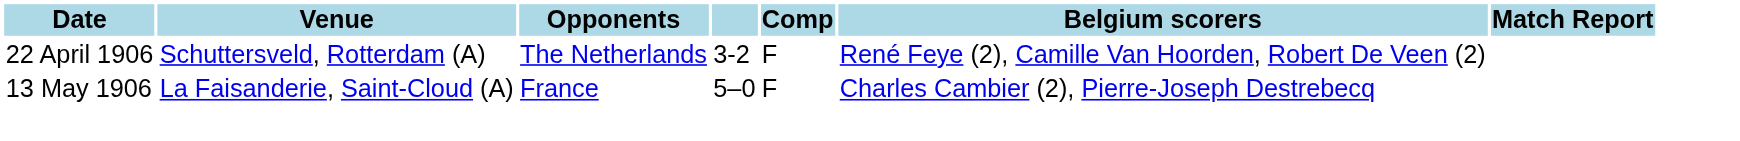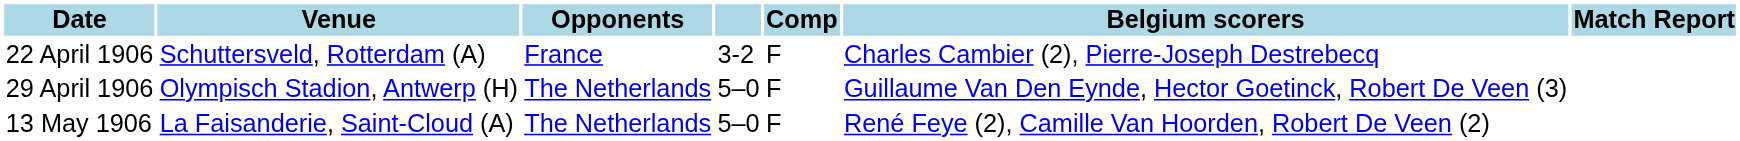(614, 54) The Netherlands -> (564, 54) France
(1163, 54) René Feye (2), Camille Van Hoorden, Robert De Veen (2) -> (1112, 54) Charles Cambier (2), Pierre-Joseph Destrebecq
+ row: (80, 89)
(559, 89) France -> (618, 123) The Netherlands
(1107, 89) Charles Cambier (2), Pierre-Joseph Destrebecq -> (1167, 123) René Feye (2), Camille Van Hoorden, Robert De Veen (2)
